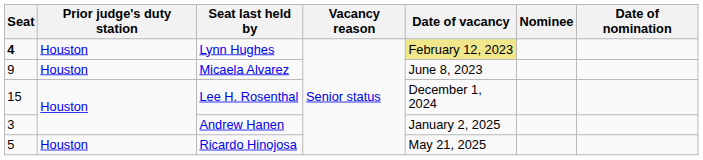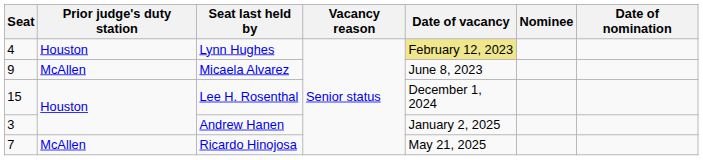(11, 49) bold -> (11, 49) normal
(64, 69) Houston -> (63, 69) McAllen
(11, 144) 5 -> (11, 144) 7
(64, 144) Houston -> (63, 144) McAllen
